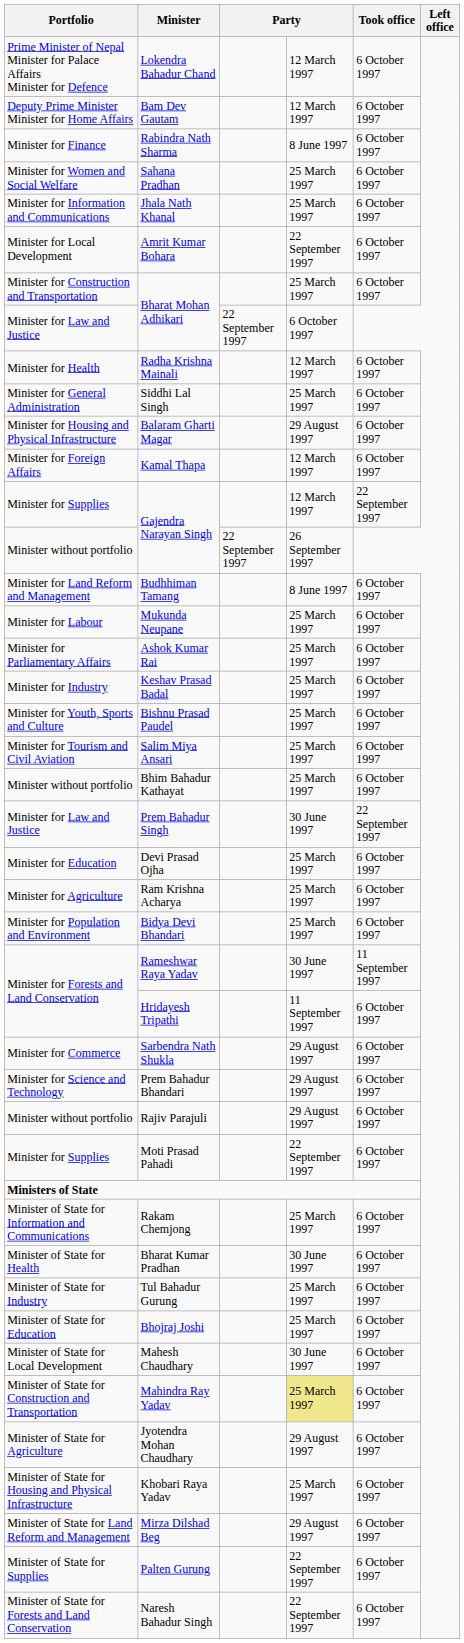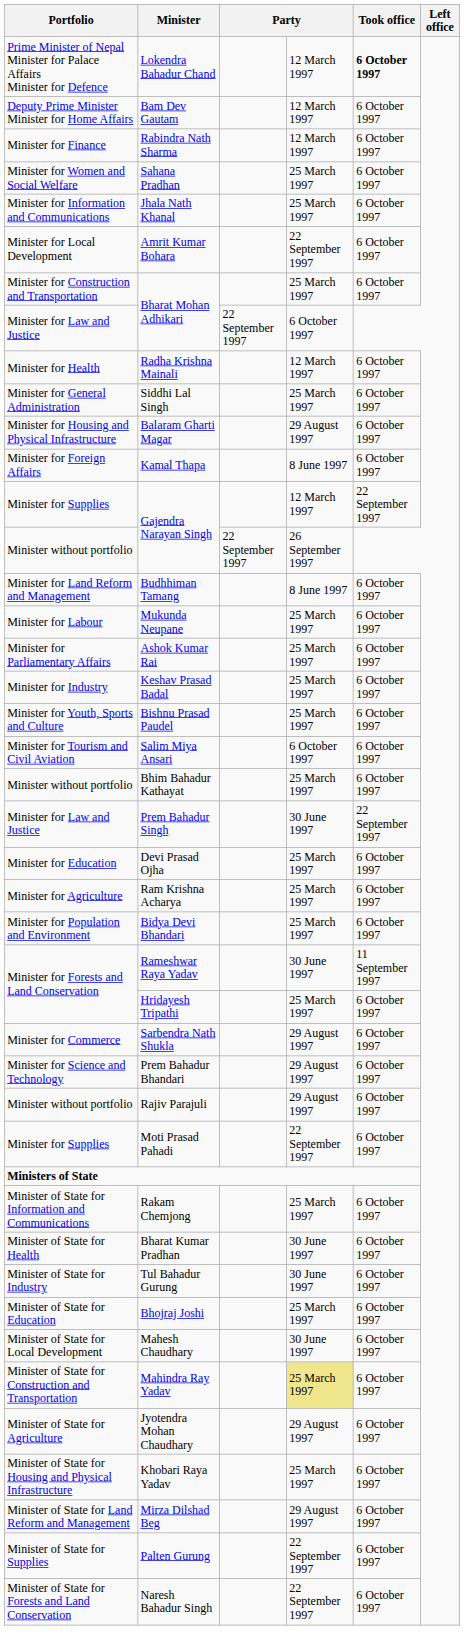(380, 66) normal -> (382, 66) bold
(318, 145) 8 June 1997 -> (312, 145) 12 March 1997
(312, 465) 12 March 1997 -> (318, 465) 8 June 1997
(312, 752) 25 March 1997 -> (313, 752) 6 October 1997
(315, 1013) 11 September 1997 -> (312, 1007) 25 March 1997
(312, 1294) 25 March 1997 -> (308, 1280) 30 June 1997
